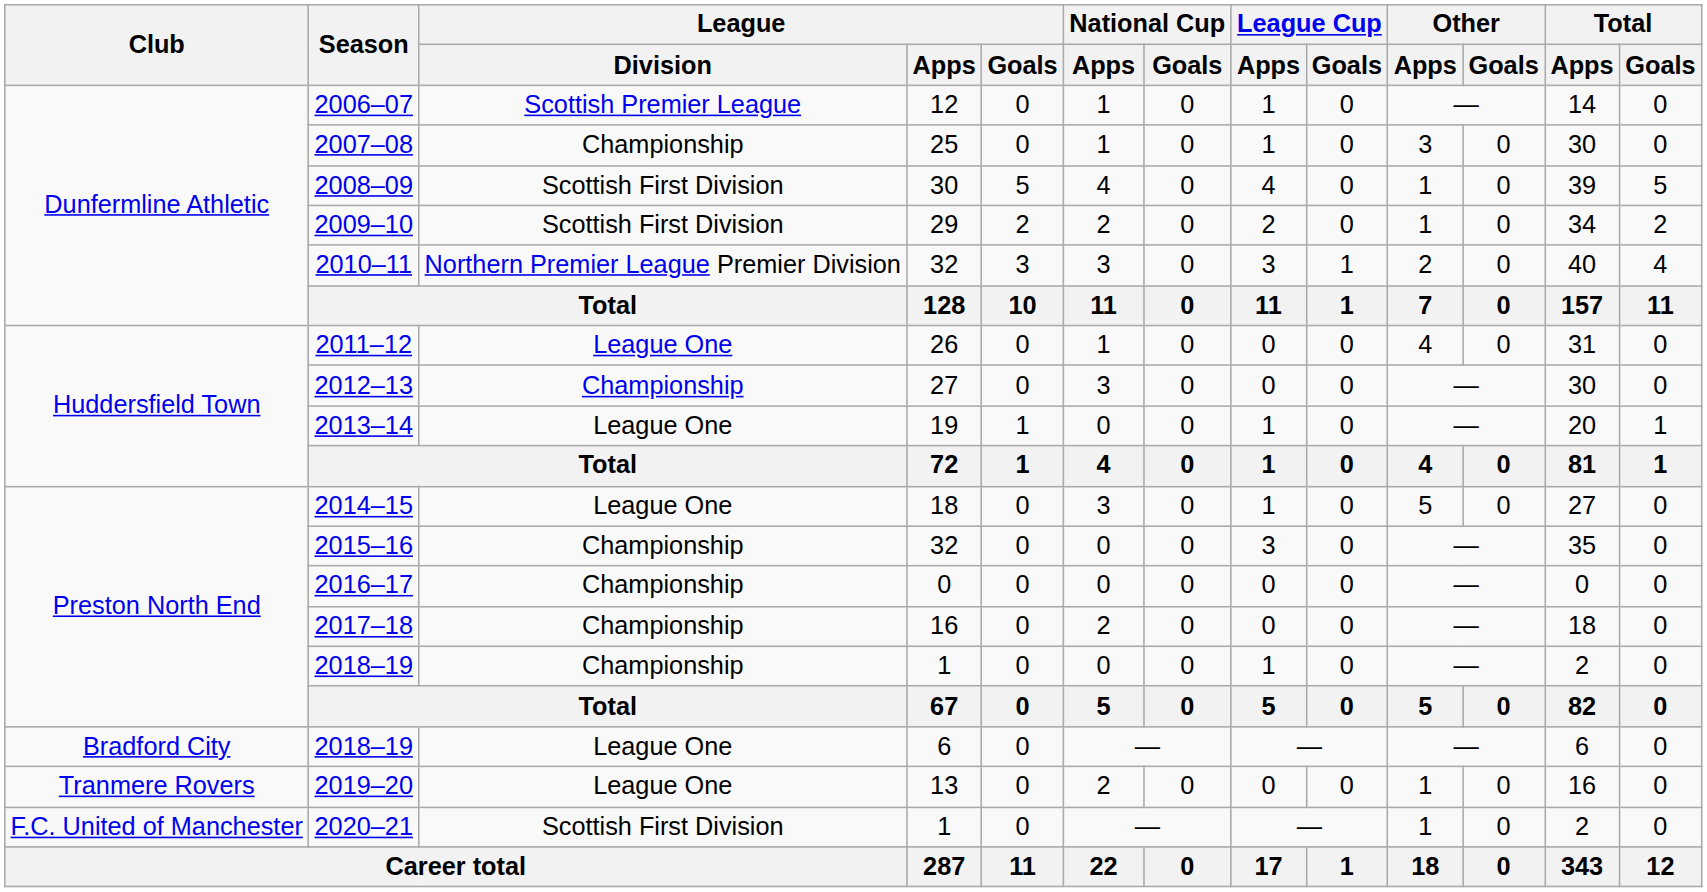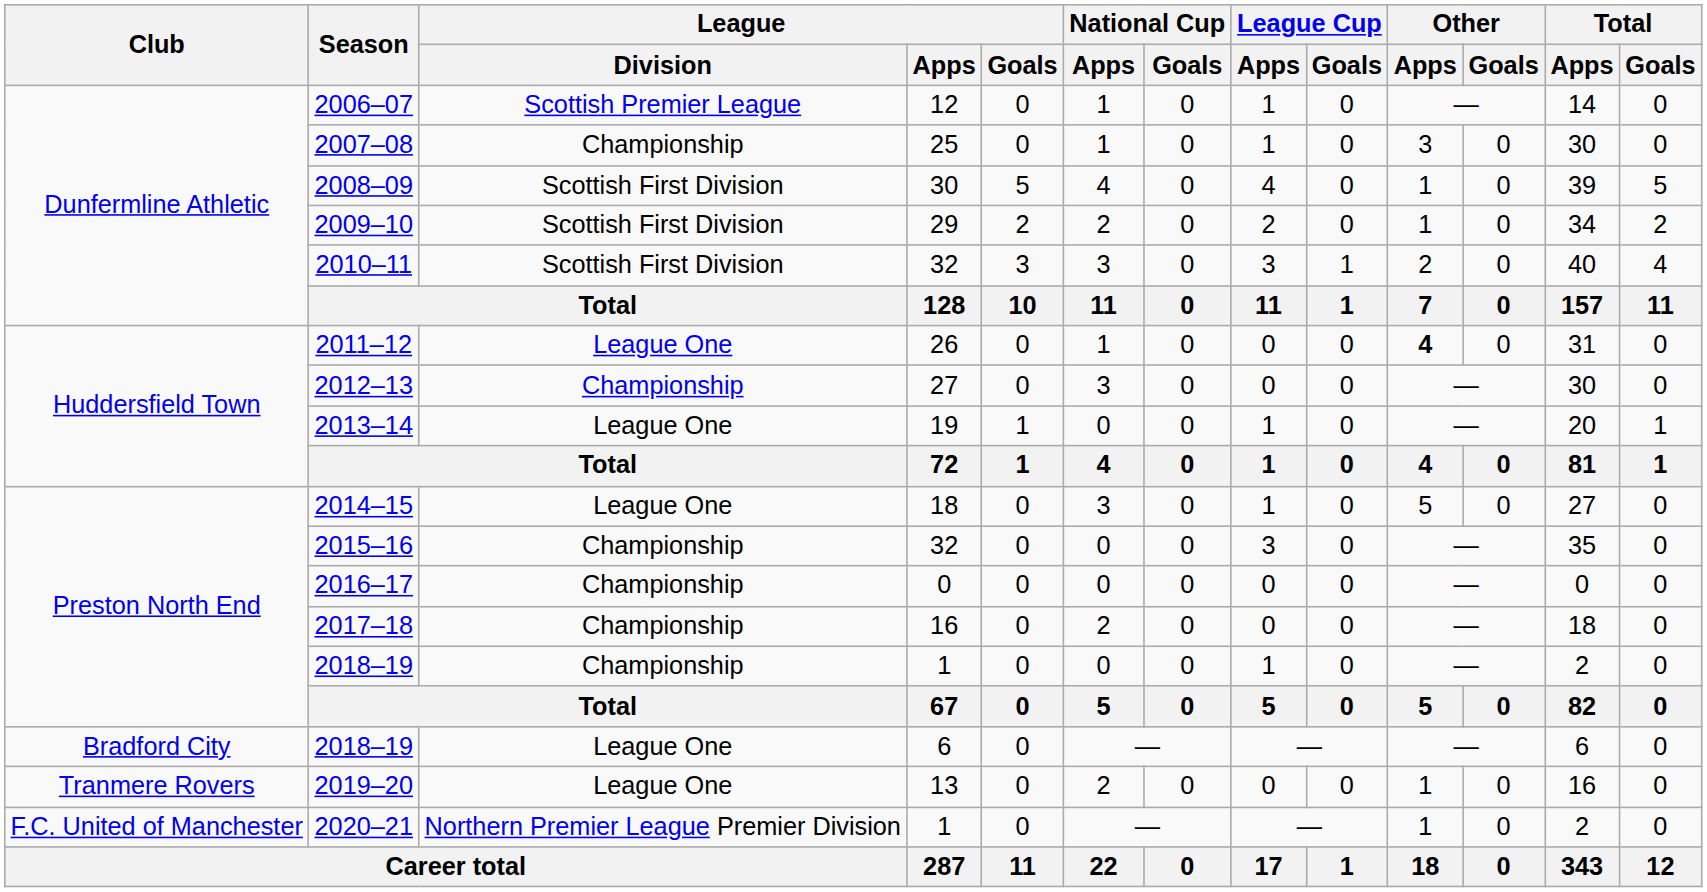(663, 265) Northern Premier League Premier Division -> (663, 265) Scottish First Division
(1425, 345) normal -> (1425, 345) bold
(663, 826) Scottish First Division -> (663, 826) Northern Premier League Premier Division
